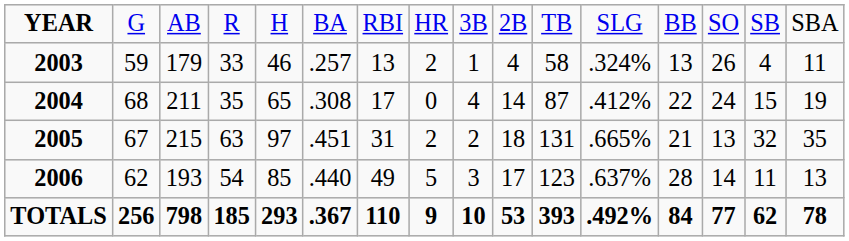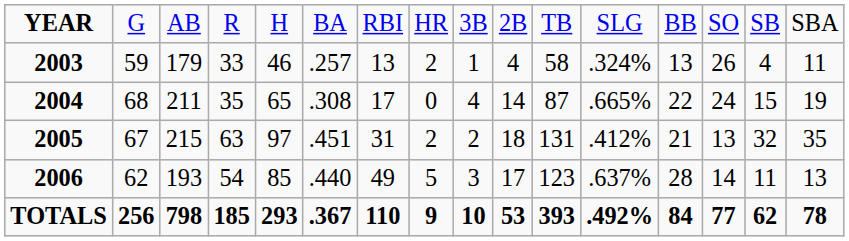(620, 100) .412% -> (620, 100) .665%
(620, 139) .665% -> (620, 139) .412%
